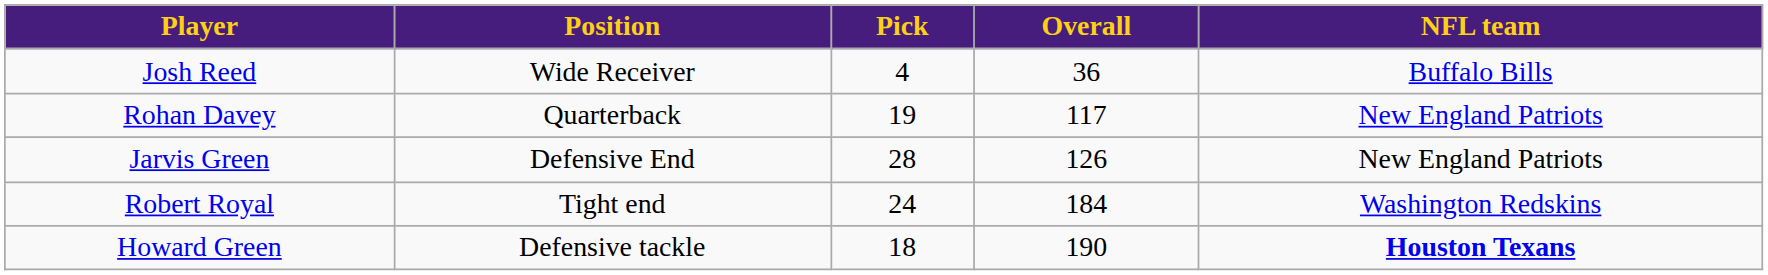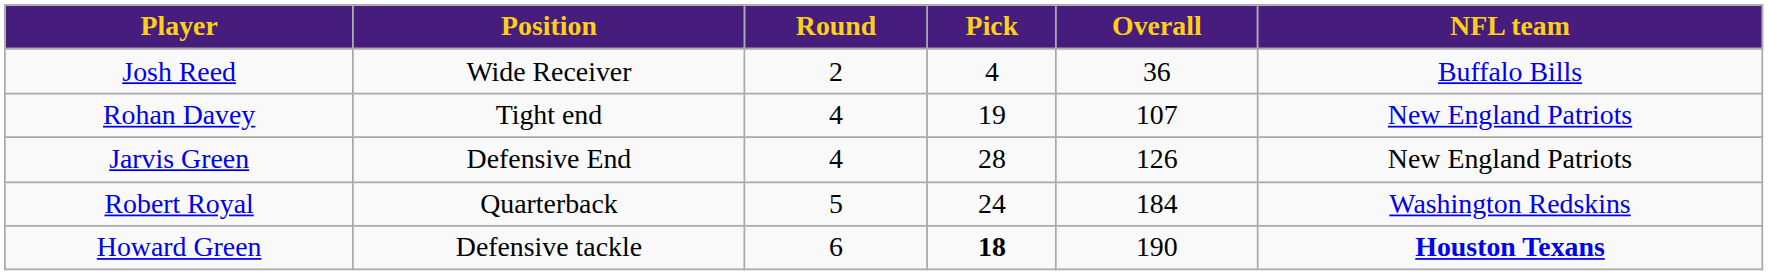+ column: (836, 26)
(612, 114) Quarterback -> (549, 114) Tight end
(1086, 114) 117 -> (1157, 114) 107
(612, 203) Tight end -> (549, 203) Quarterback
(902, 247) normal -> (992, 247) bold
